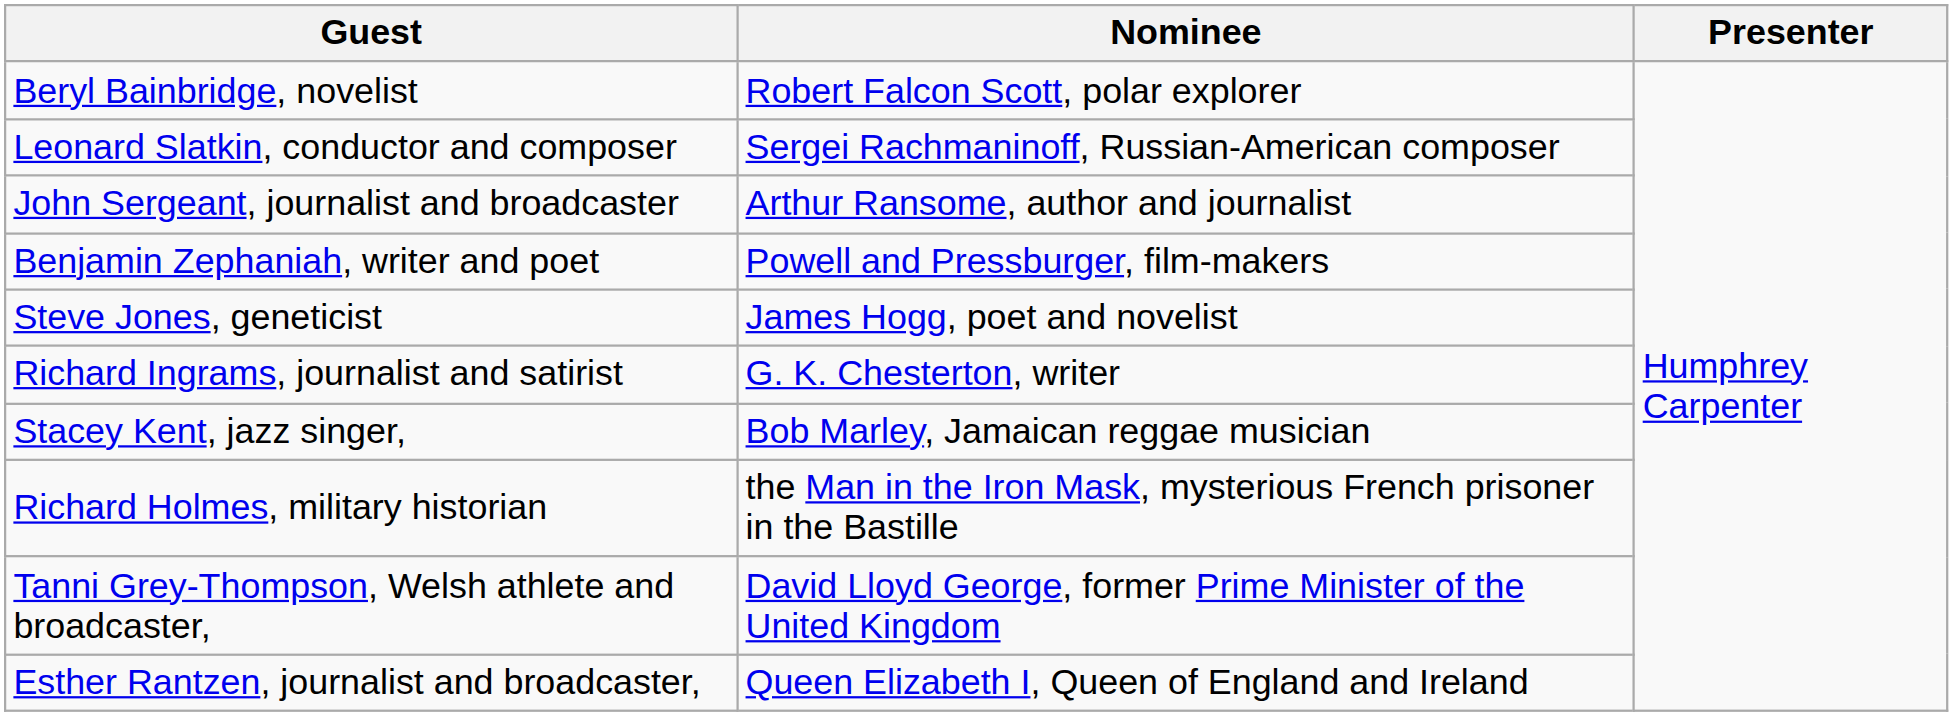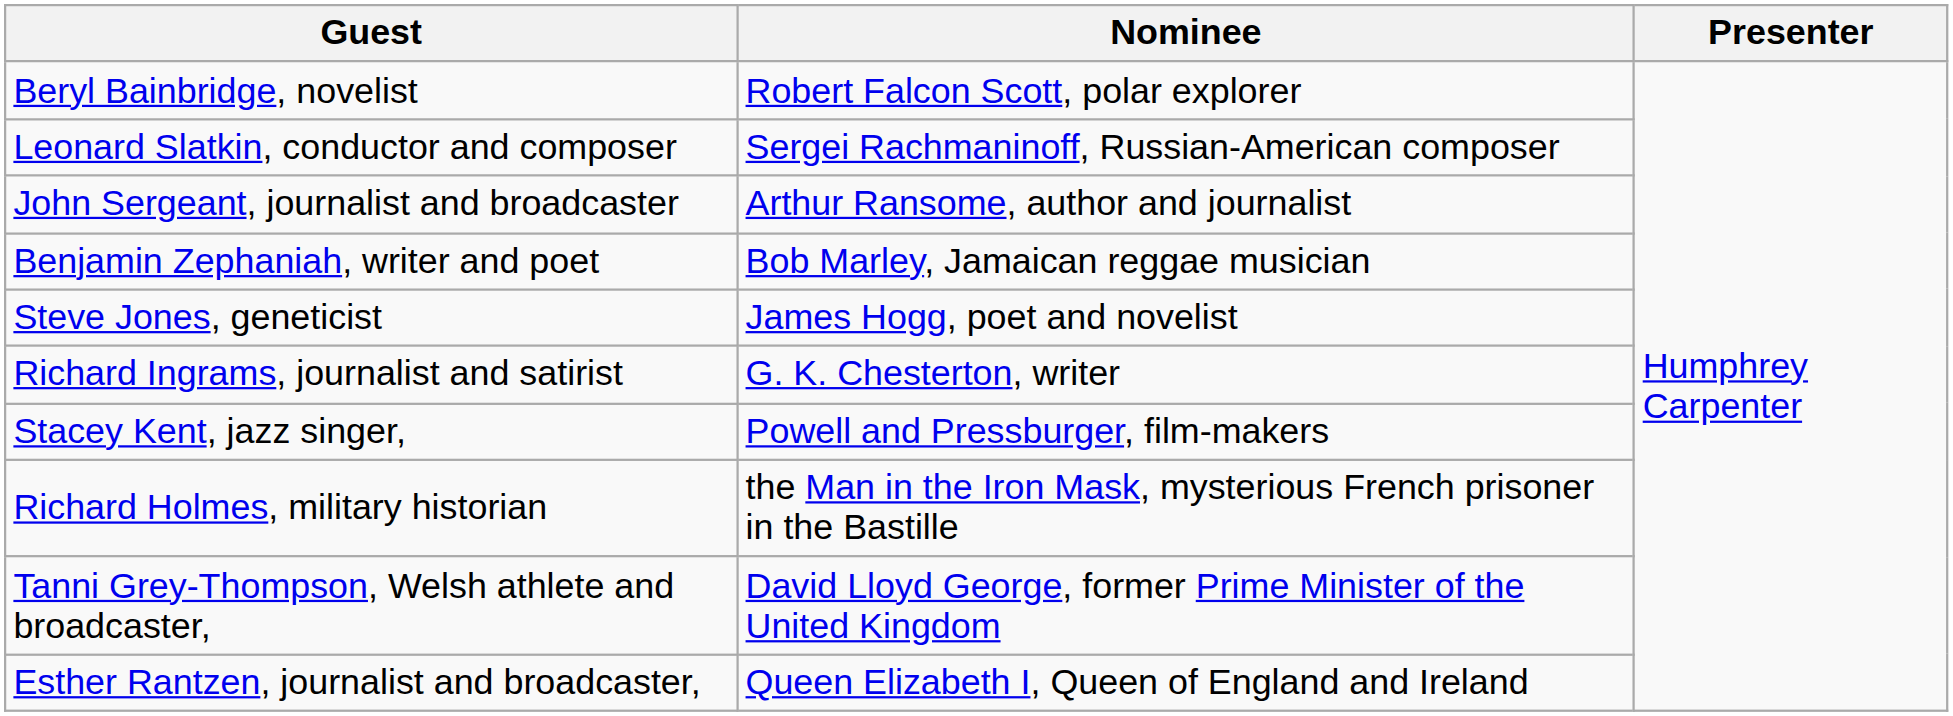(1037, 260) Powell and Pressburger, film-makers -> (1058, 260) Bob Marley, Jamaican reggae musician
(1058, 430) Bob Marley, Jamaican reggae musician -> (1037, 430) Powell and Pressburger, film-makers
